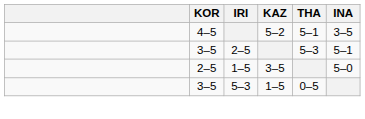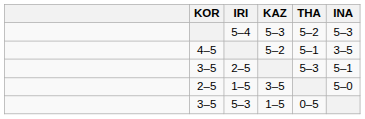+ row: (241, 31)
